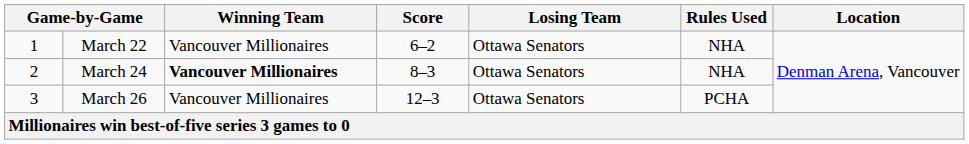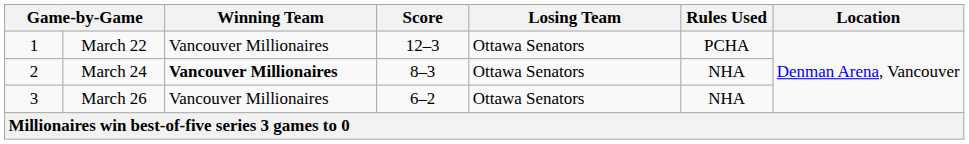(423, 44) 6–2 -> (423, 44) 12–3
(727, 44) NHA -> (727, 44) PCHA
(423, 98) 12–3 -> (423, 98) 6–2
(727, 98) PCHA -> (727, 98) NHA
